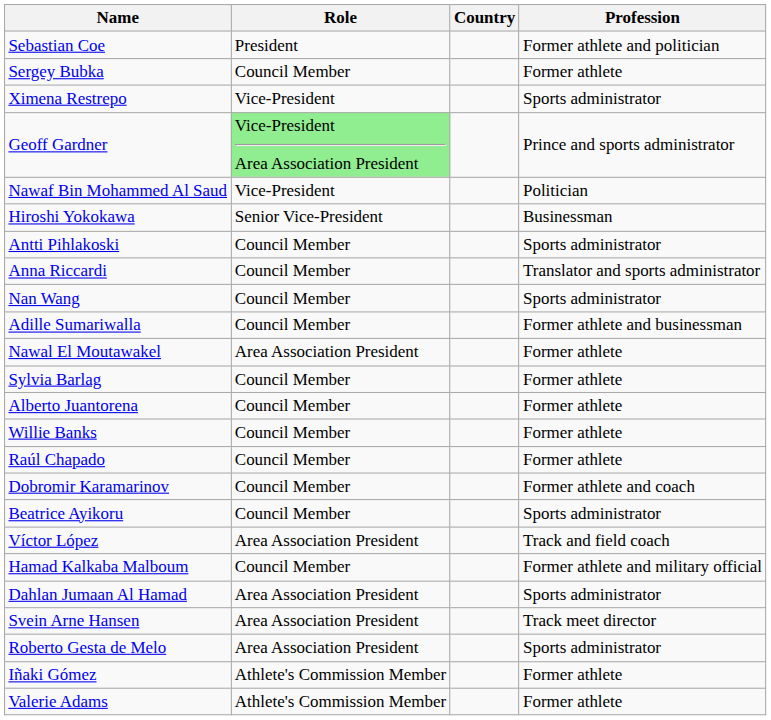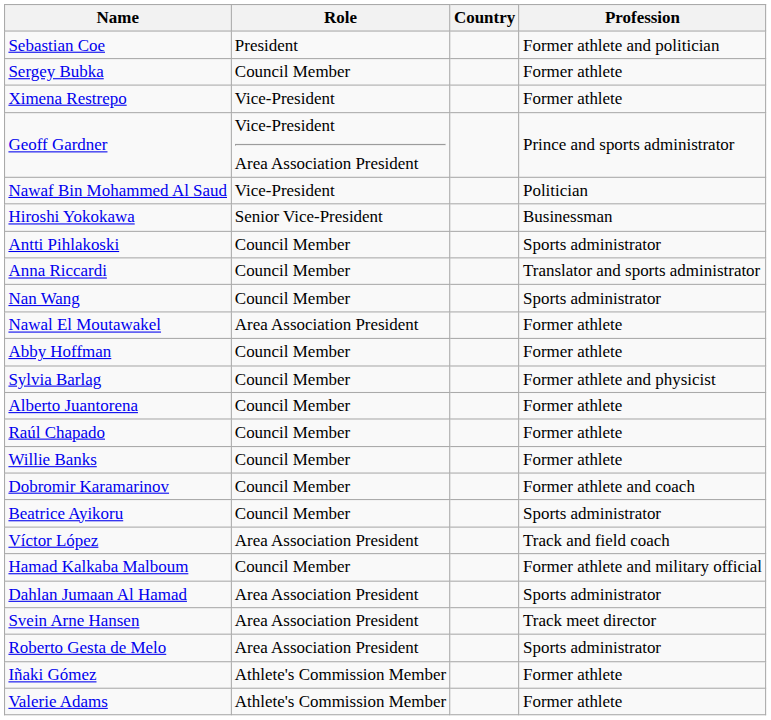(592, 98) Sports administrator -> (573, 98) Former athlete
(340, 144) lightgreen background -> (340, 144) no background
- row: (75, 325)
+ row: (60, 351)
(573, 378) Former athlete -> (619, 378) Former athlete and physicist
rows swapped: (53, 432) <-> (57, 459)
